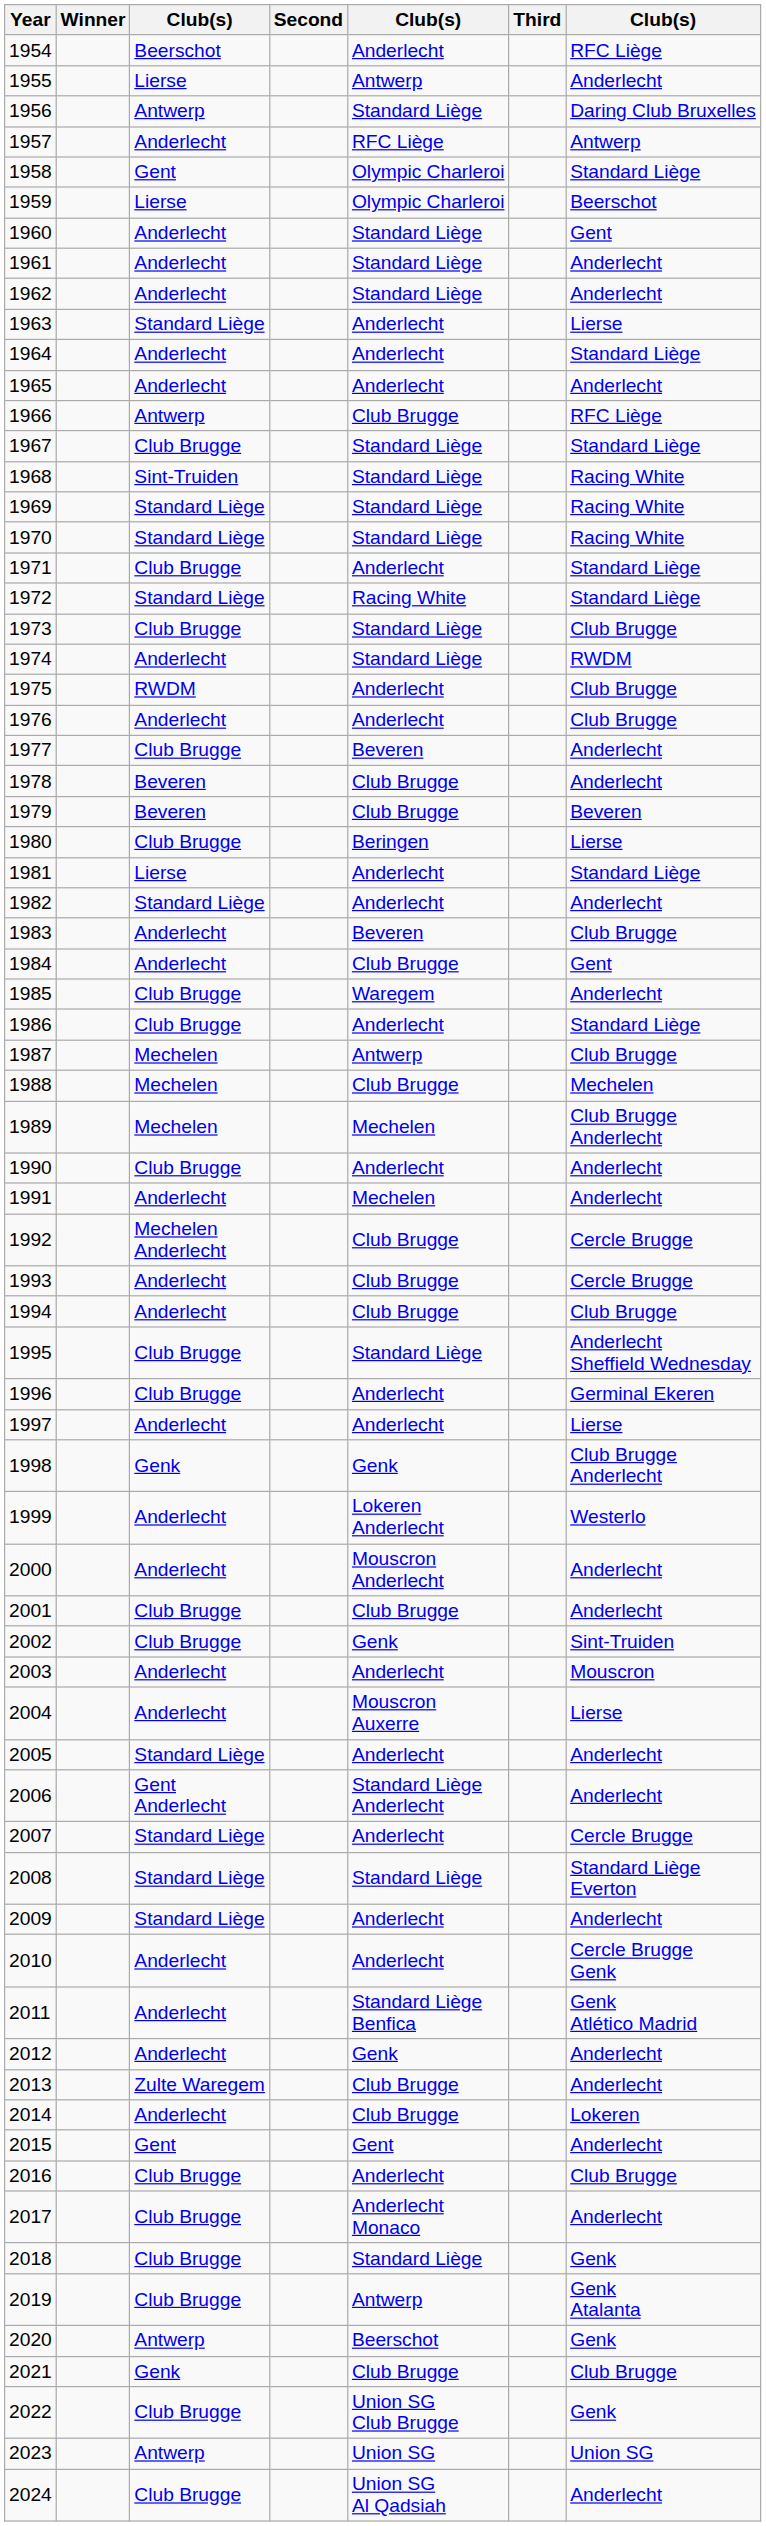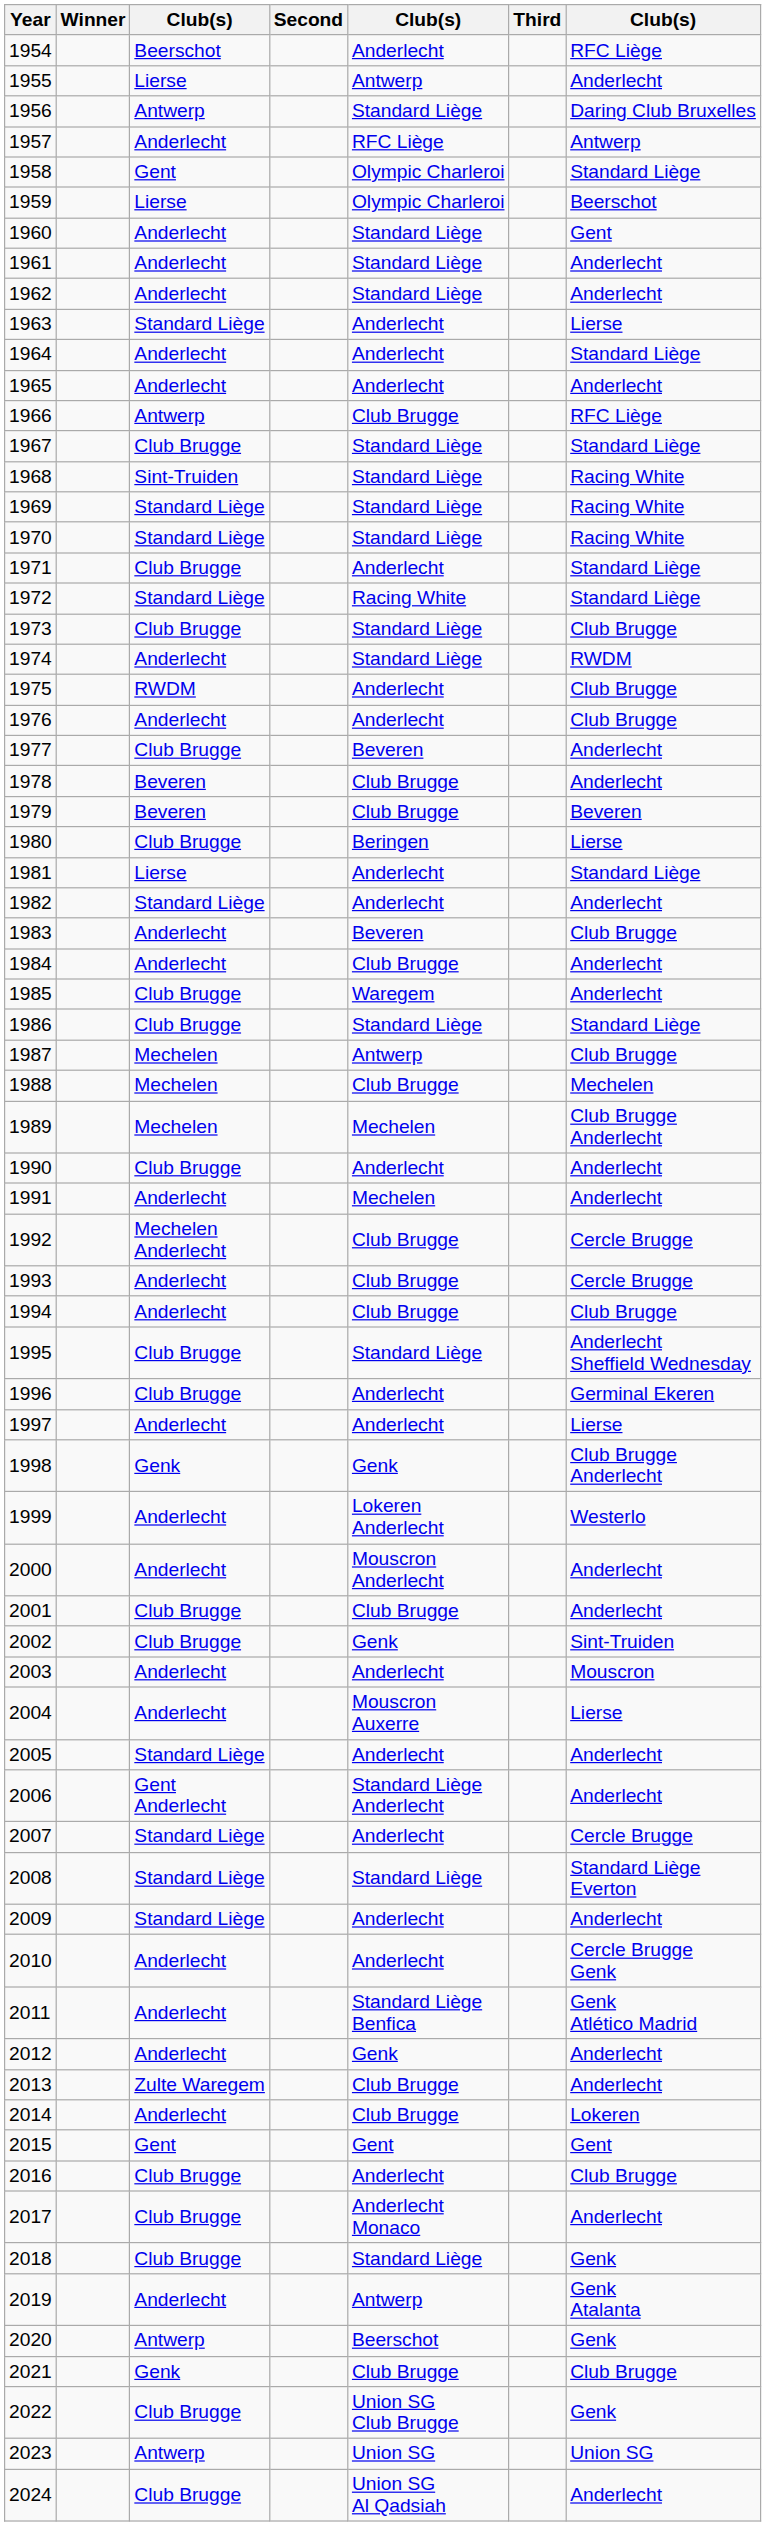(591, 963) Gent -> (616, 963) Anderlecht
(398, 1024) Anderlecht -> (417, 1024) Standard Liège
(616, 2145) Anderlecht -> (591, 2145) Gent
(188, 2299) Club Brugge -> (180, 2299) Anderlecht
